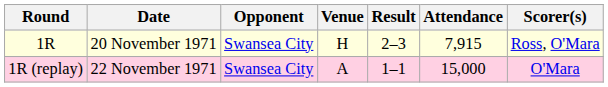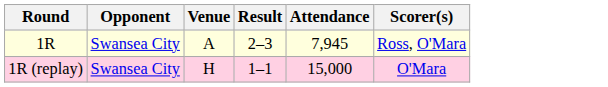- column: (154, 17)
(342, 43) H -> (209, 43) A
(463, 43) 7,915 -> (330, 43) 7,945
(342, 69) A -> (209, 69) H
